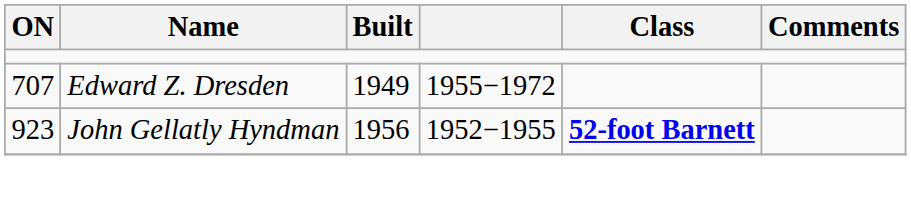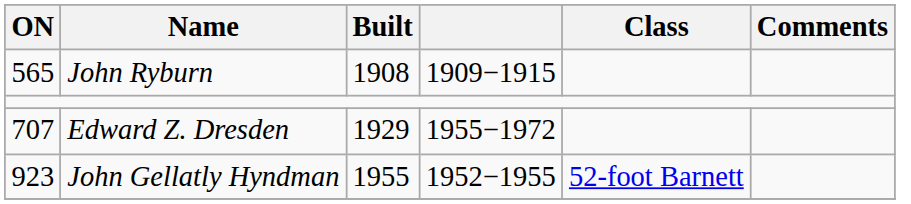+ row: (33, 72)
(381, 85) 1949 -> (381, 130) 1929
(381, 130) 1956 -> (381, 175) 1955
(662, 130) bold -> (656, 175) normal
